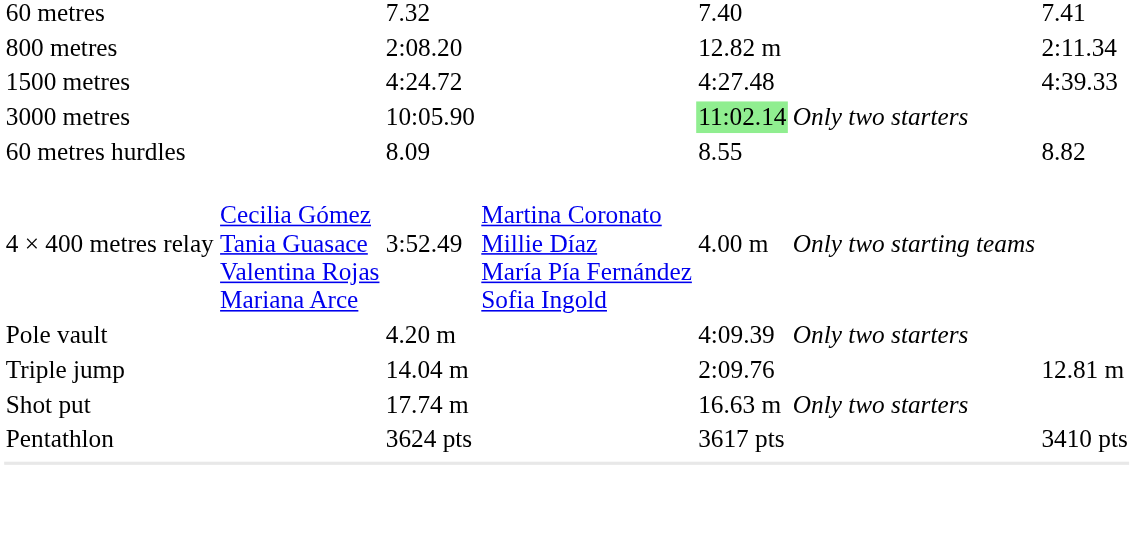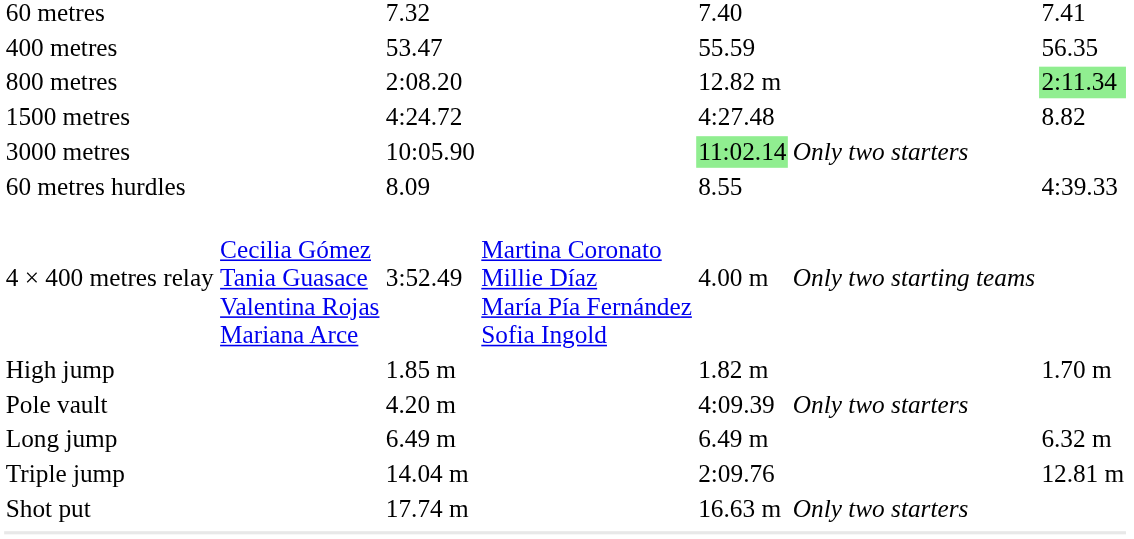+ row: (62, 47)
(1079, 47) no background -> (1079, 82) lightgreen background
(1080, 82) 4:39.33 -> (1064, 116) 8.82
(1064, 151) 8.82 -> (1080, 186) 4:39.33
+ row: (60, 369)
+ row: (62, 439)
- row: (60, 439)
